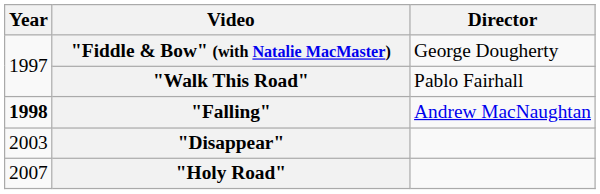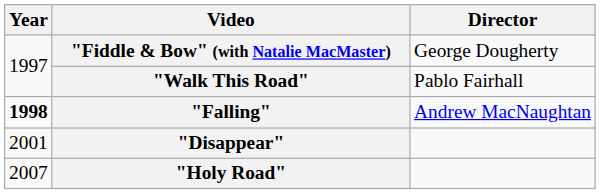(28, 142) 2003 -> (28, 142) 2001
